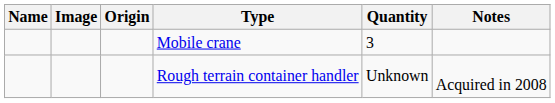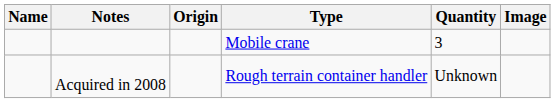columns swapped: (76, 17) <-> (491, 17)
